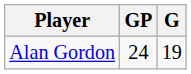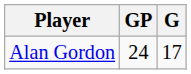(172, 52) 19 -> (172, 52) 17
